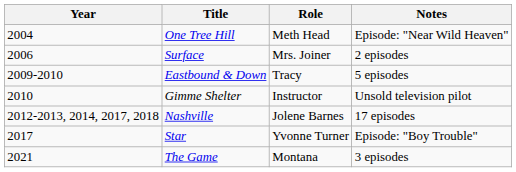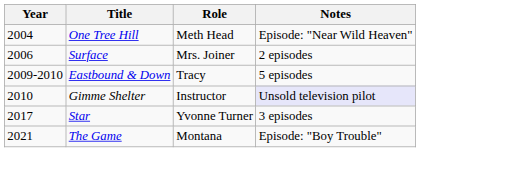(413, 95) no background -> (317, 95) lavender background
- row: (189, 116)
(416, 136) Episode: "Boy Trouble" -> (286, 116) 3 episodes
(382, 156) 3 episodes -> (320, 136) Episode: "Boy Trouble"
